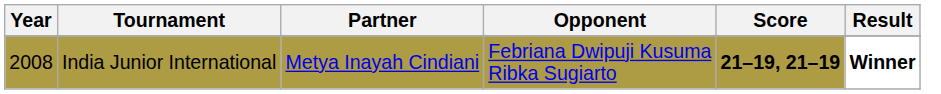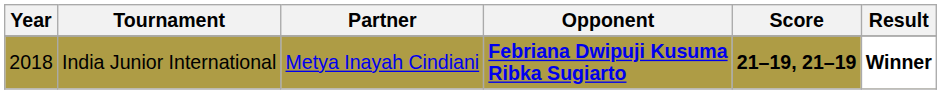(31, 62) 2008 -> (31, 62) 2018
(600, 62) normal -> (608, 62) bold
